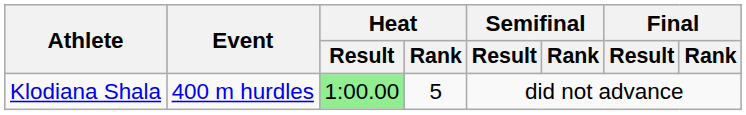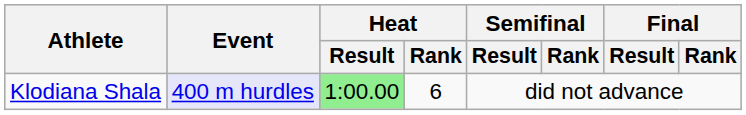(243, 92) no background -> (243, 92) lavender background
(436, 92) 5 -> (436, 92) 6
